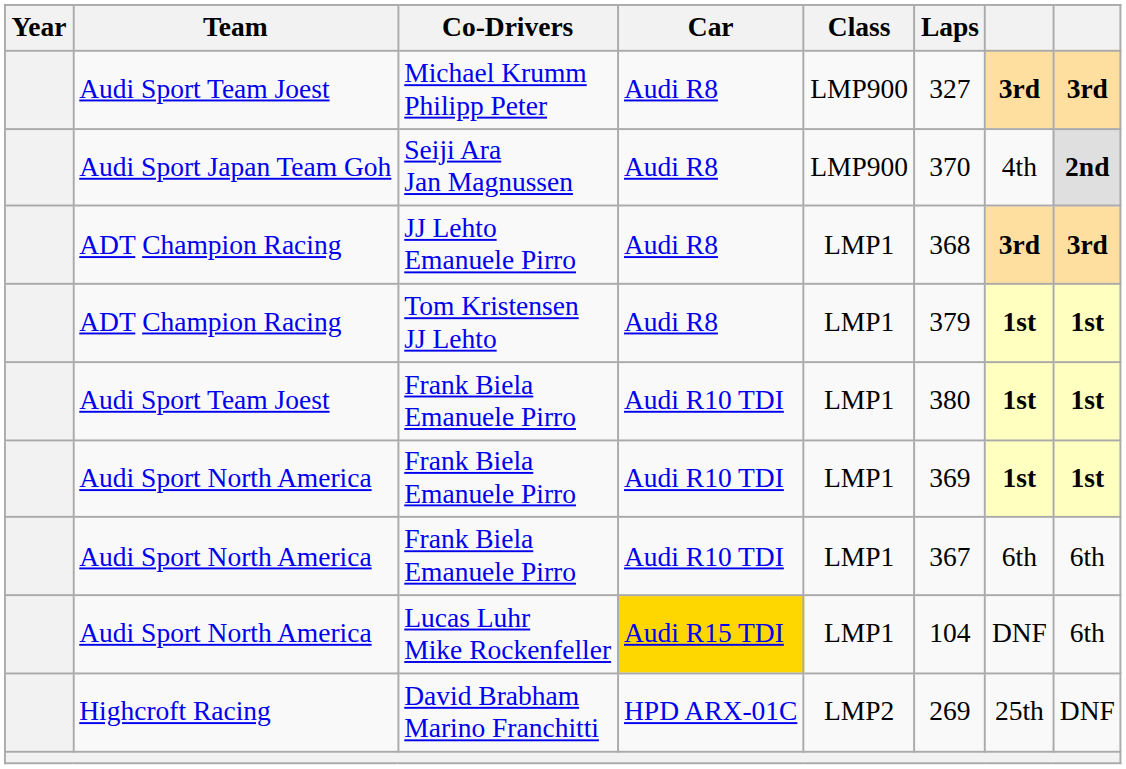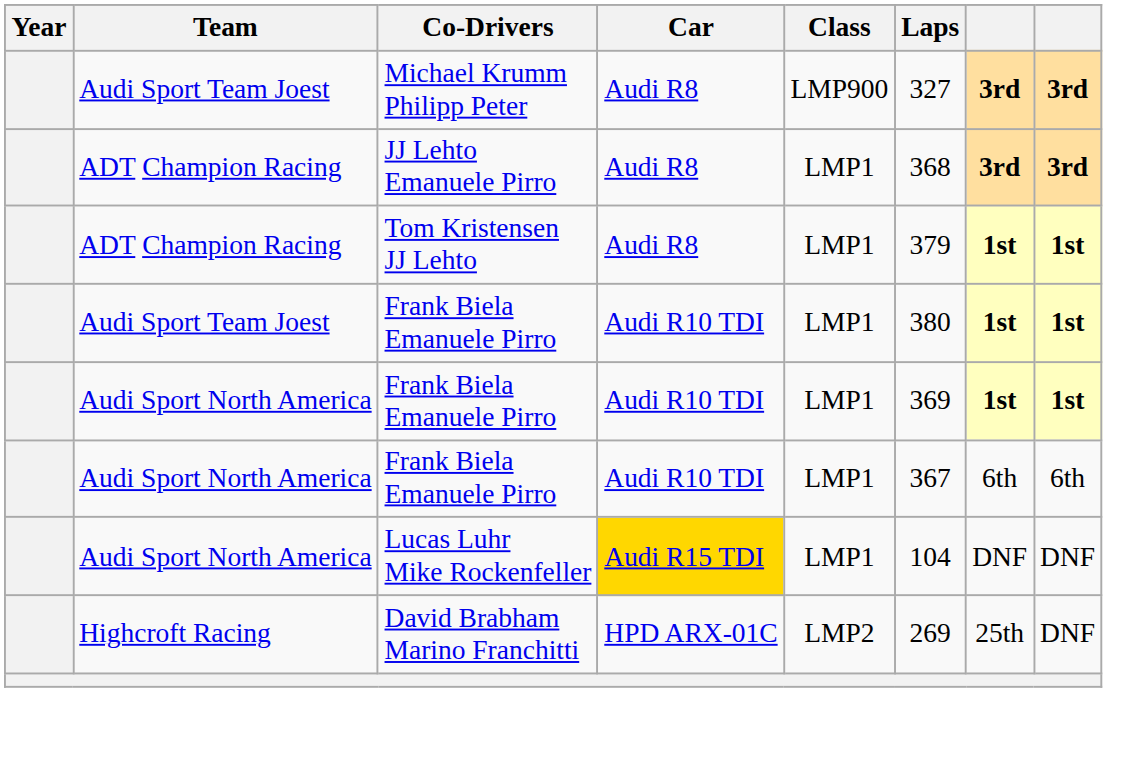- row: (235, 167)
(1087, 633) 6th -> (1068, 556) DNF
